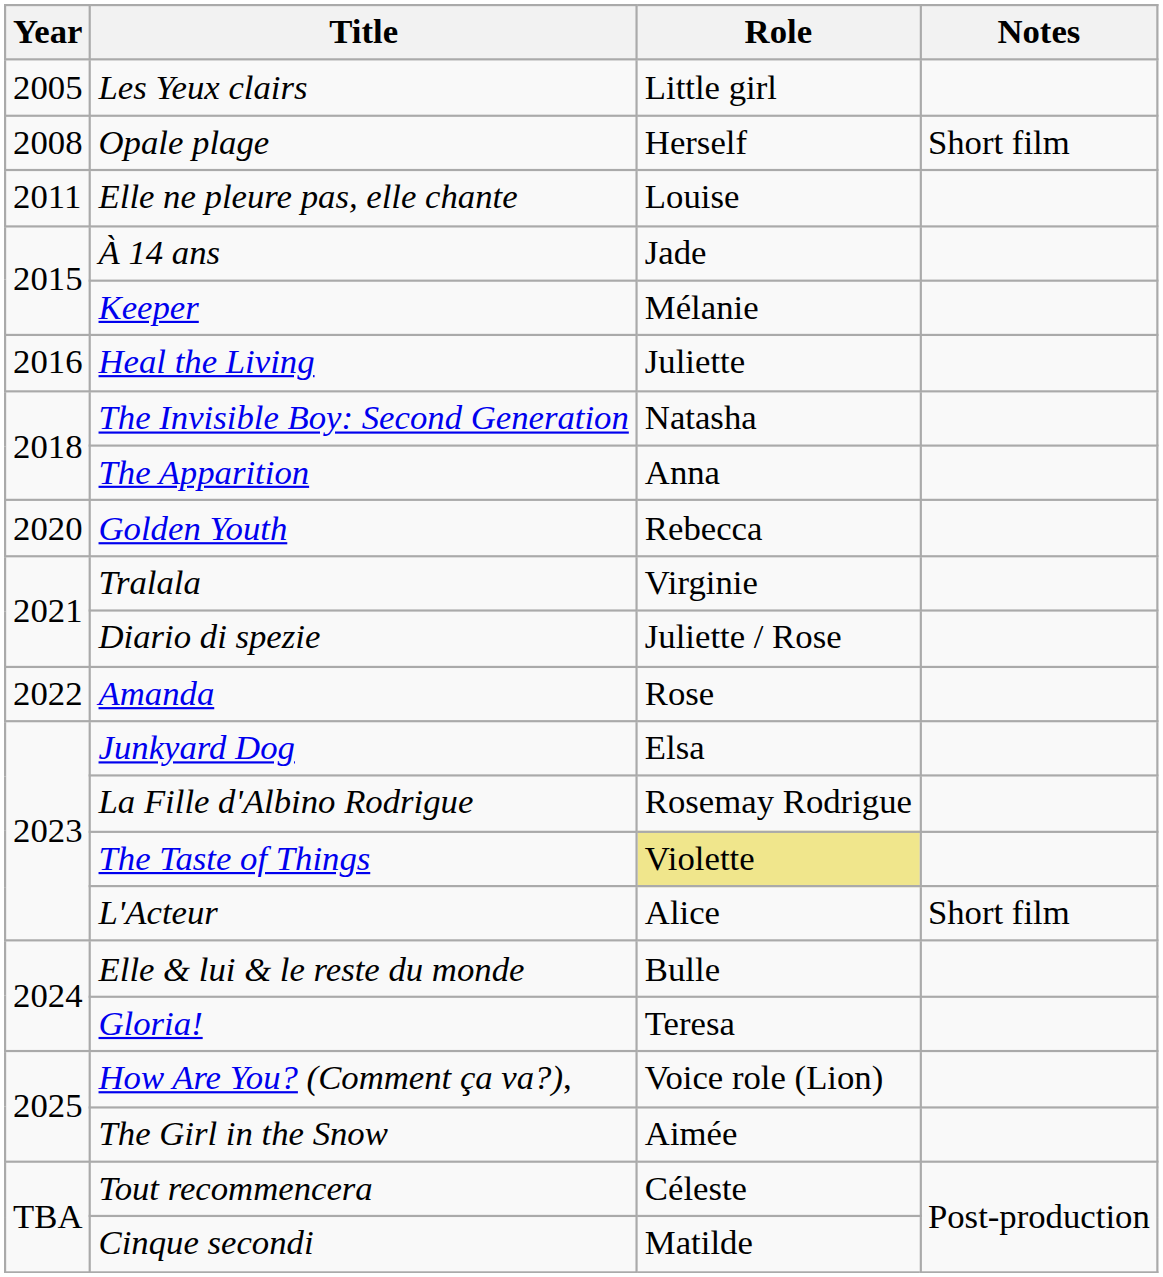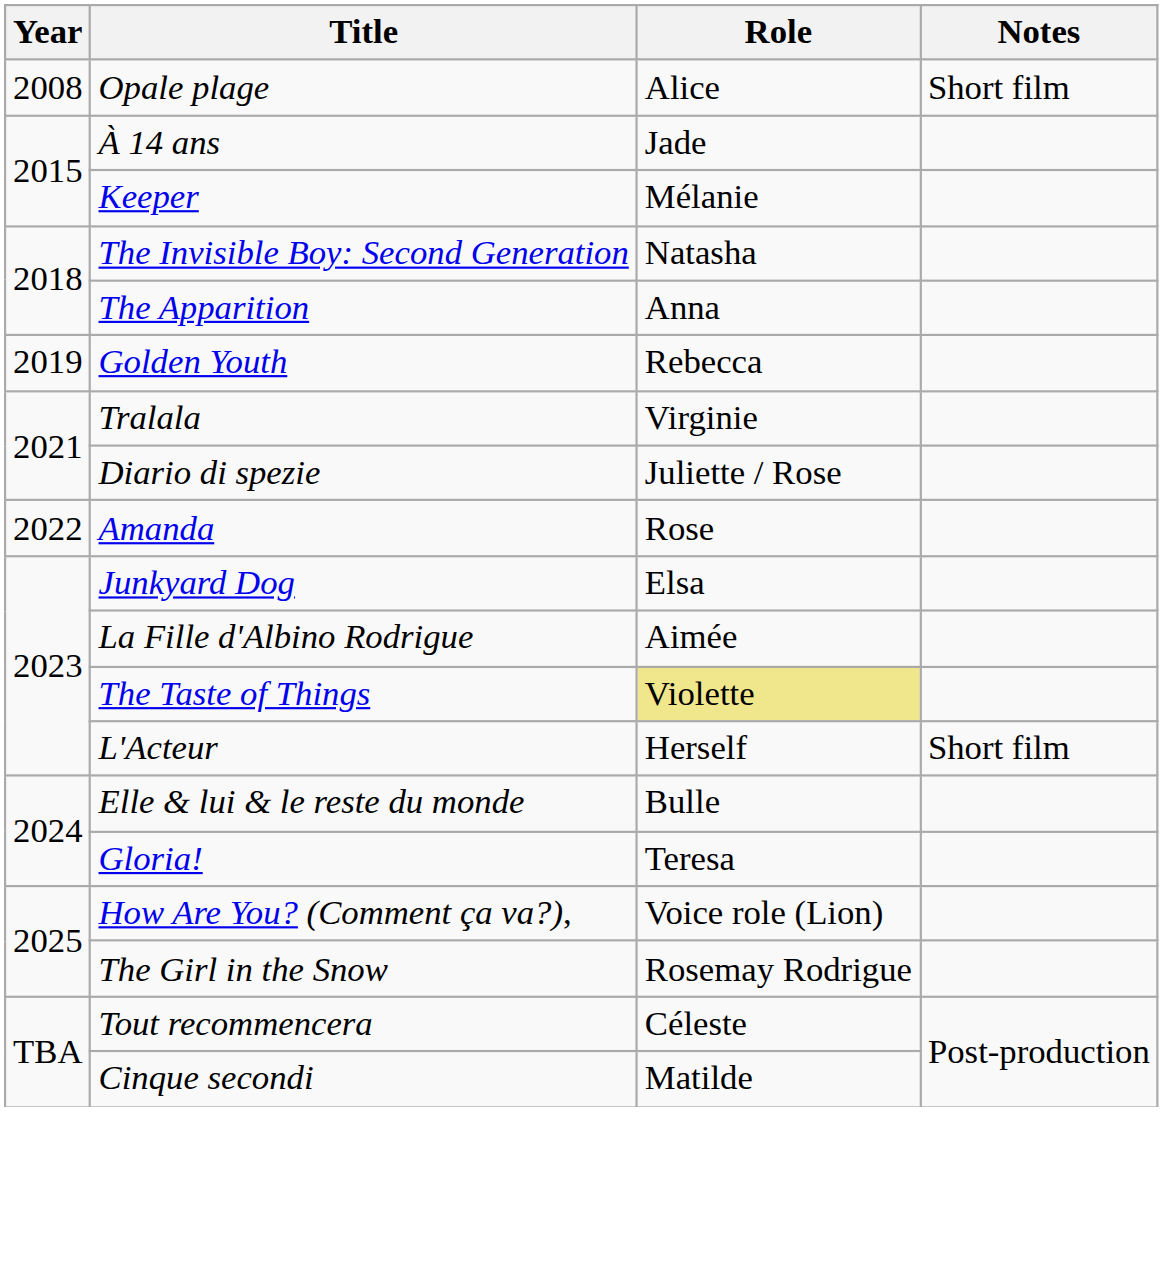- row: (203, 87)
(696, 142) Herself -> (682, 87) Alice
- row: (308, 197)
- row: (207, 362)
(48, 527) 2020 -> (48, 362) 2019
(778, 802) Rosemay Rodrigue -> (691, 637) Aimée
(682, 913) Alice -> (696, 747) Herself
(691, 1133) Aimée -> (778, 968) Rosemay Rodrigue
